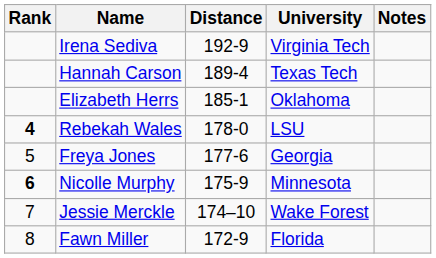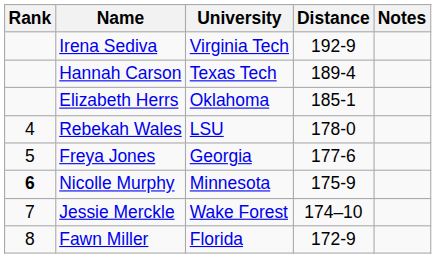columns swapped: (320, 18) <-> (226, 18)
(30, 128) bold -> (30, 128) normal
